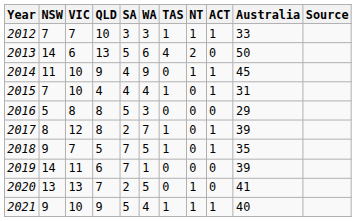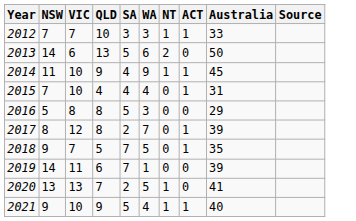- column: (173, 14)
